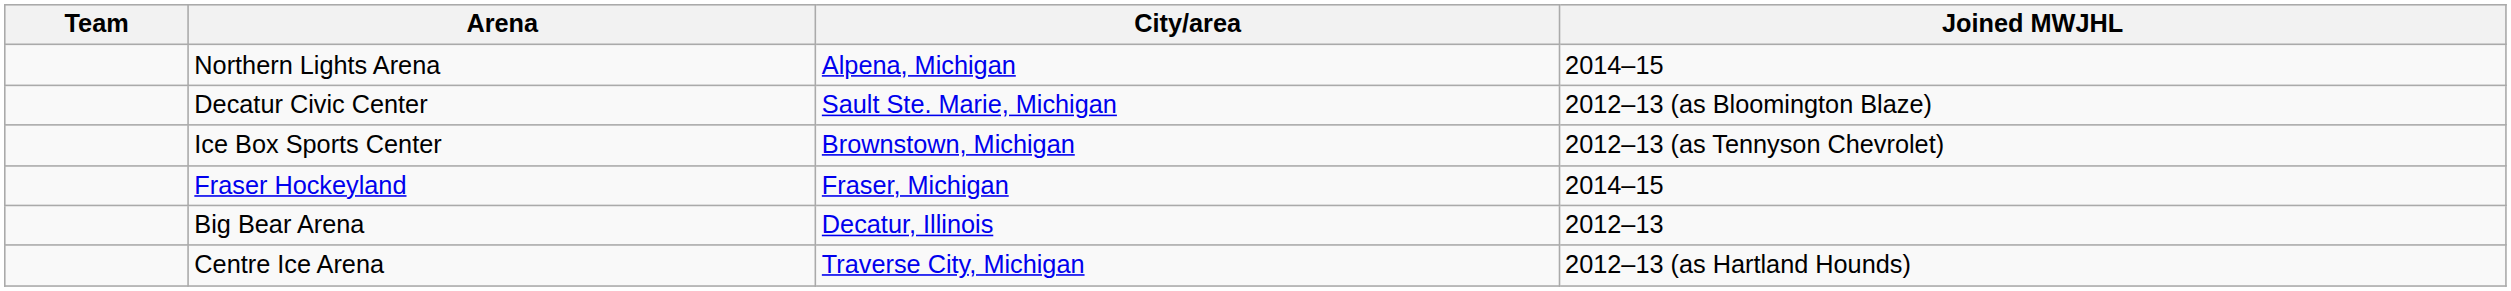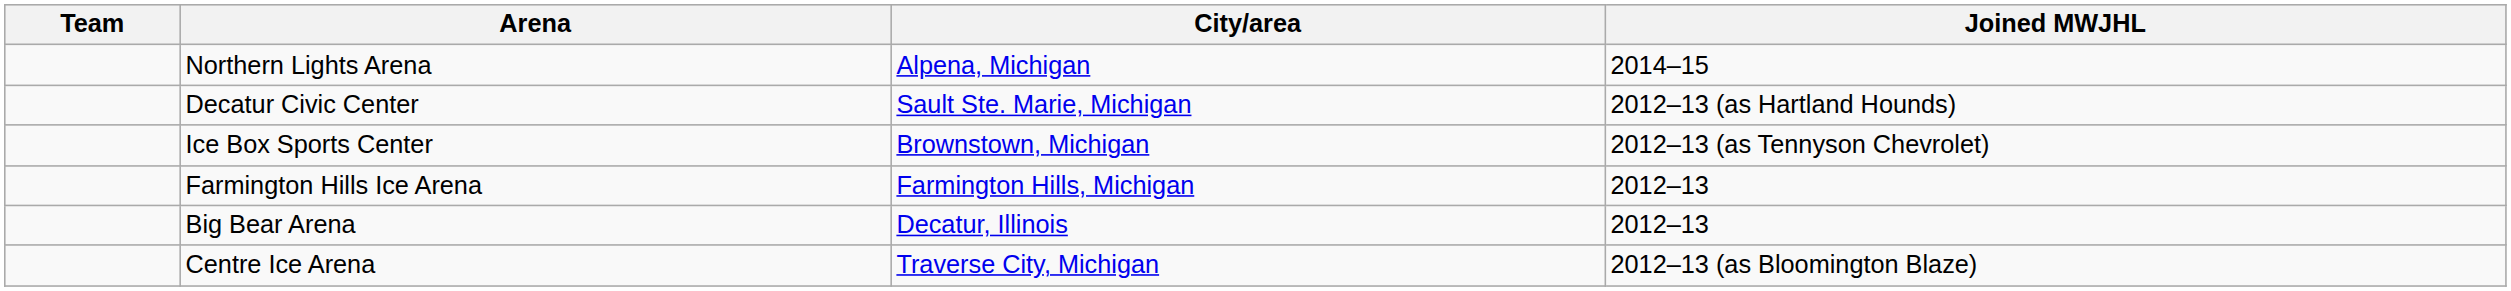(1749, 104) 2012–13 (as Bloomington Blaze) -> (1783, 104) 2012–13 (as Hartland Hounds)
- row: (300, 184)
+ row: (334, 184)
(1738, 265) 2012–13 (as Hartland Hounds) -> (1794, 265) 2012–13 (as Bloomington Blaze)
